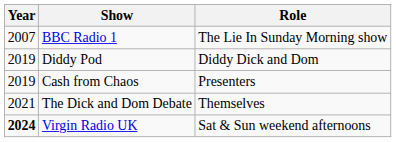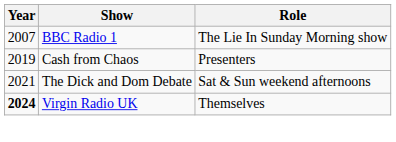- row: (72, 59)
(232, 103) Themselves -> (285, 81) Sat & Sun weekend afternoons
(285, 125) Sat & Sun weekend afternoons -> (232, 103) Themselves
